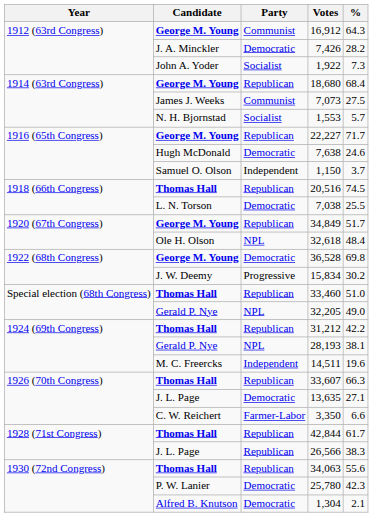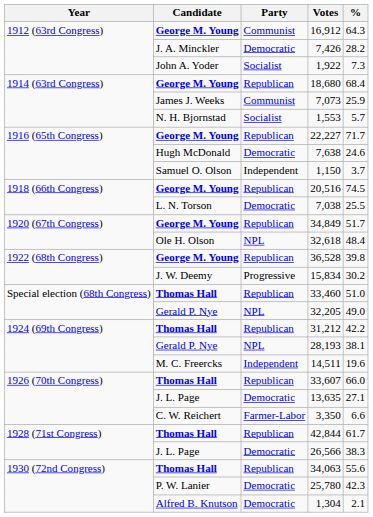(355, 100) 27.5 -> (355, 100) 25.9
(186, 188) Thomas Hall -> (197, 188) George M. Young
(269, 258) Democratic -> (269, 258) Republican
(355, 258) 69.8 -> (355, 258) 39.8
(355, 380) 66.3 -> (355, 380) 66.0
(269, 450) Republican -> (269, 450) Democratic
